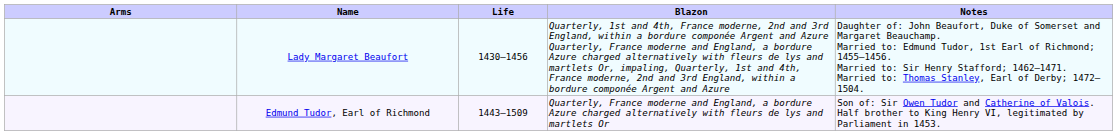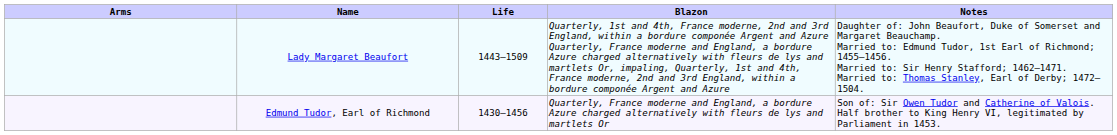(503, 57) 1430–1456 -> (503, 57) 1443–1509
(503, 113) 1443–1509 -> (503, 113) 1430–1456
